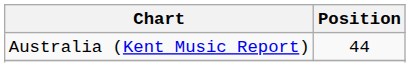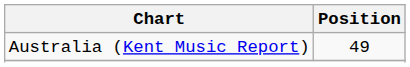(359, 47) 44 -> (359, 47) 49
